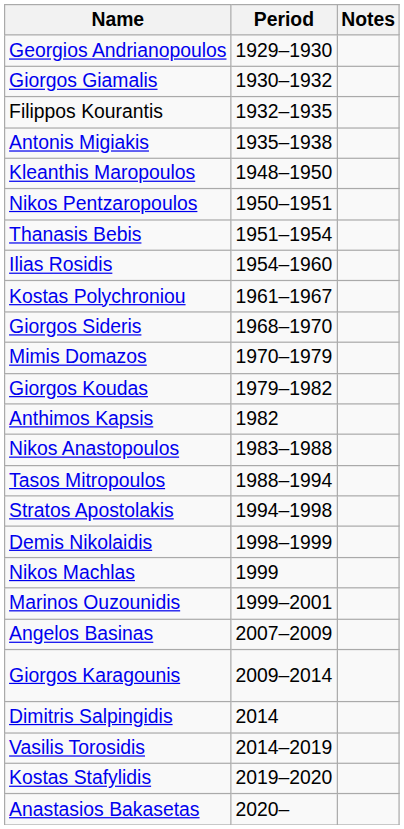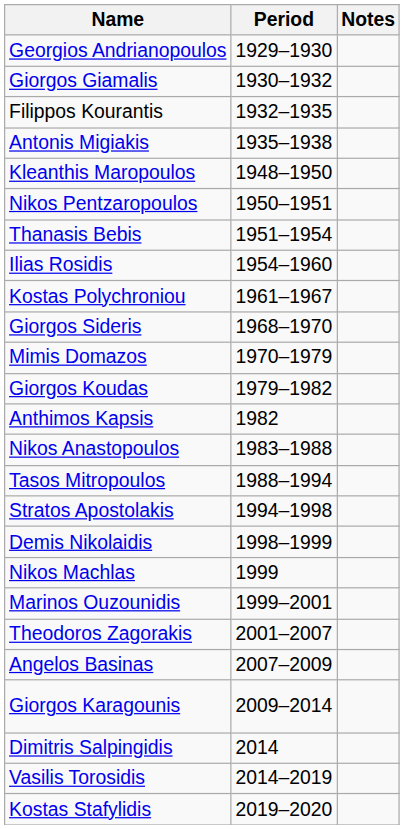+ row: (101, 633)
- row: (104, 809)
